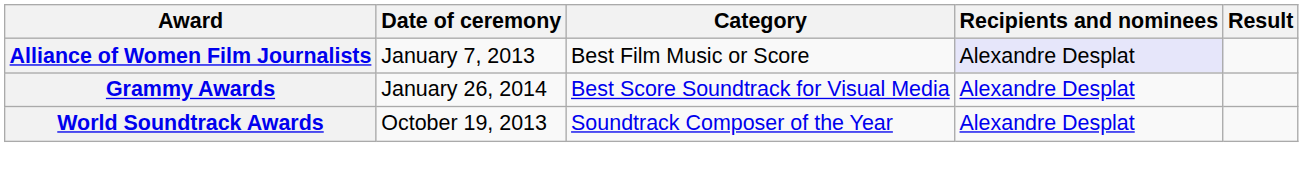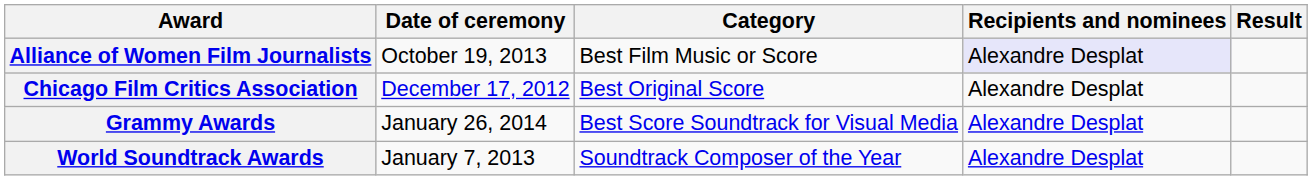(458, 55) January 7, 2013 -> (464, 55) October 19, 2013
+ row: (191, 89)
(464, 123) October 19, 2013 -> (458, 157) January 7, 2013
